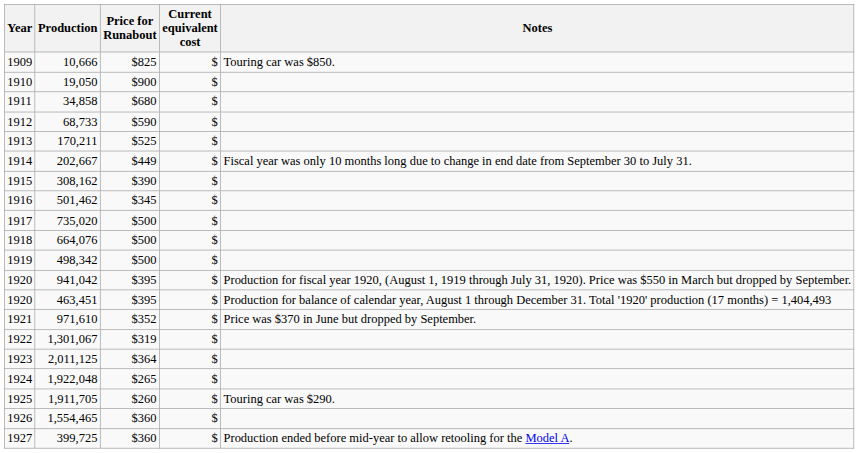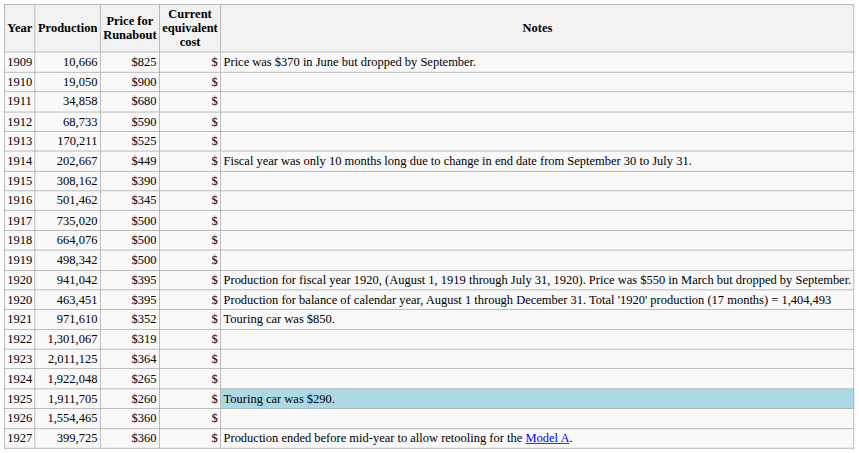(279, 62) Touring car was $850. -> (350, 62) Price was $370 in June but dropped by September.
(350, 319) Price was $370 in June but dropped by September. -> (279, 319) Touring car was $850.
(279, 398) no background -> (279, 398) lightblue background
